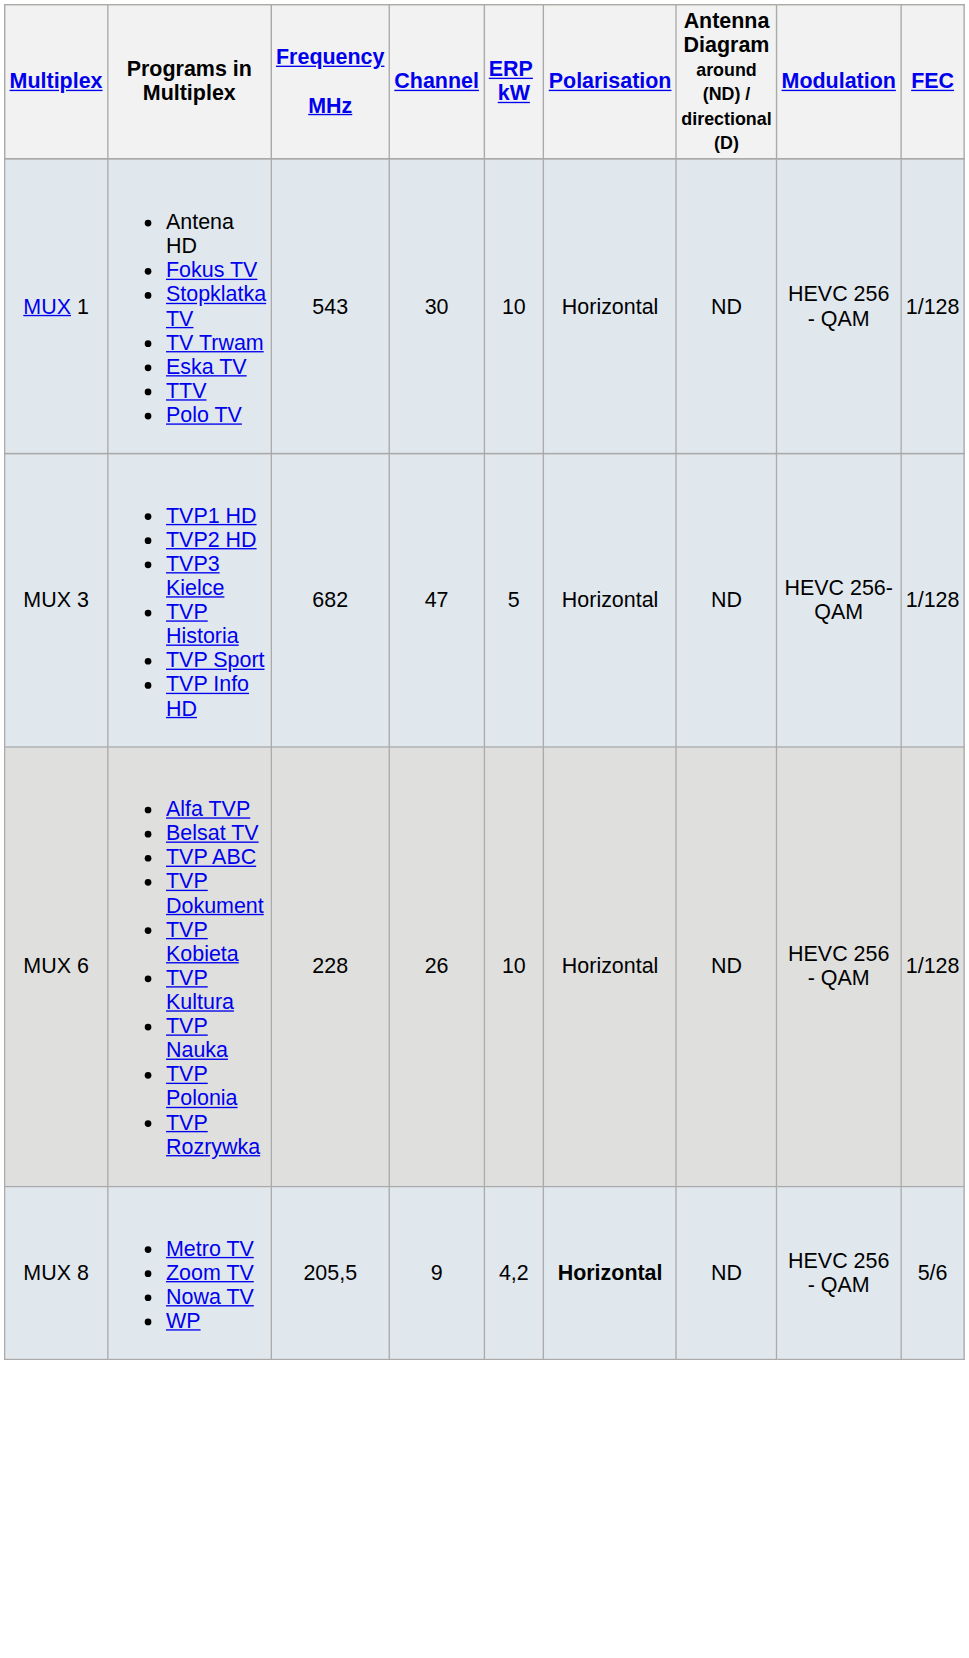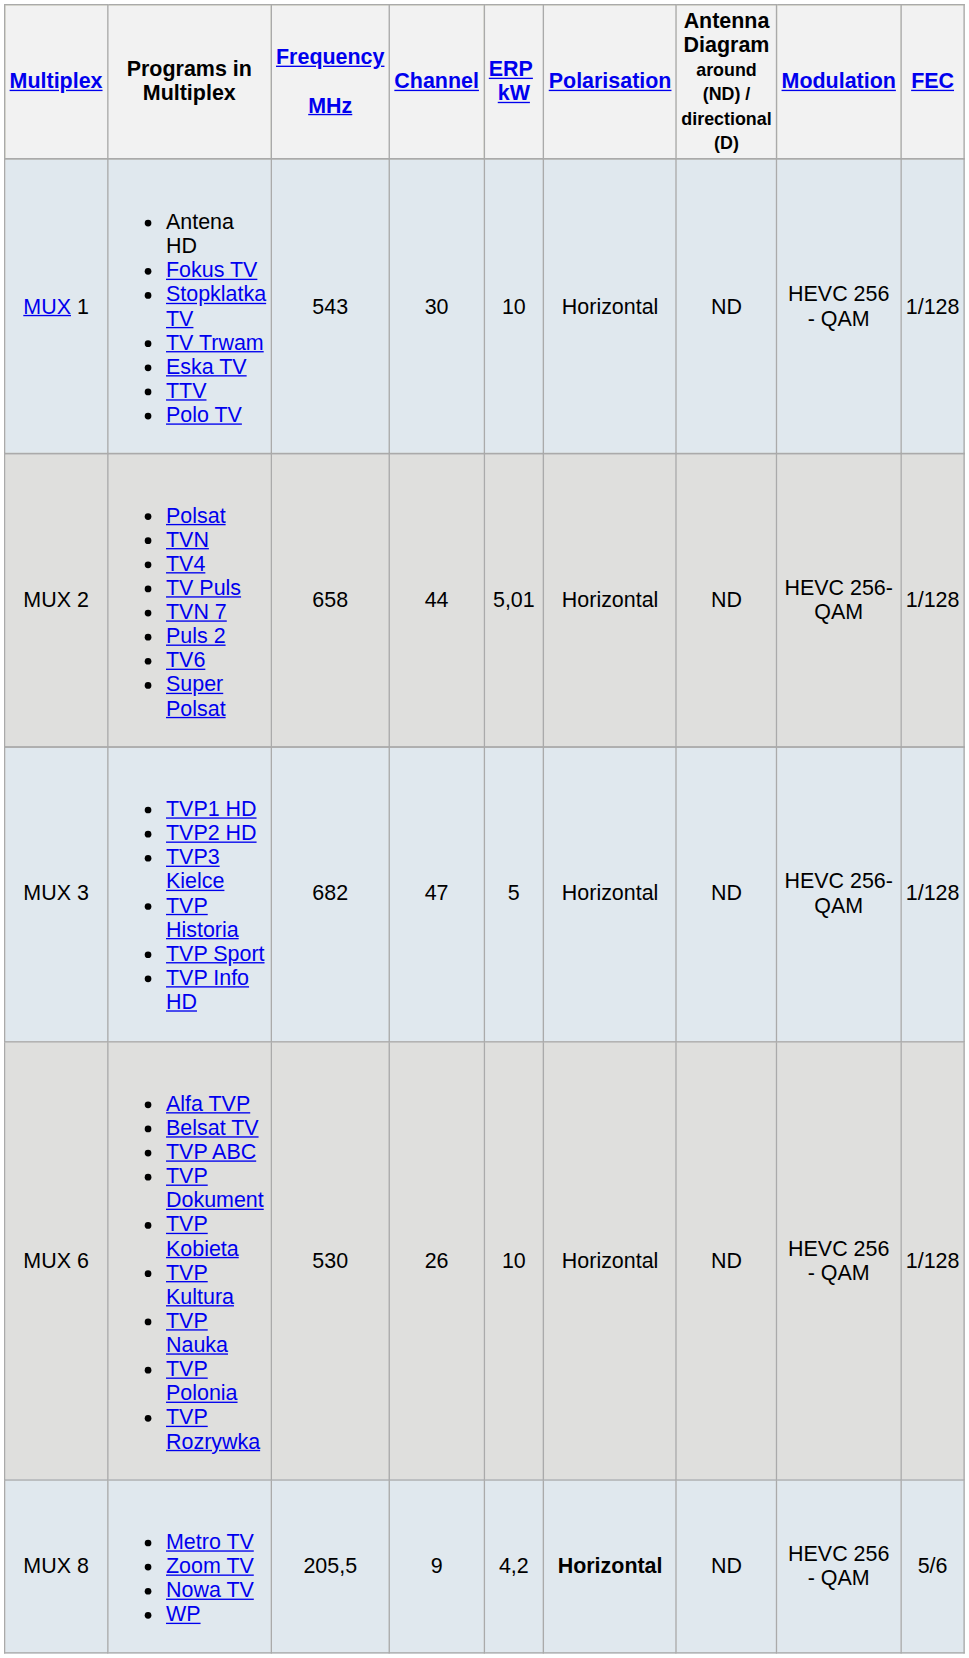+ row: (56, 600)
(330, 966) 228 -> (330, 1260) 530
